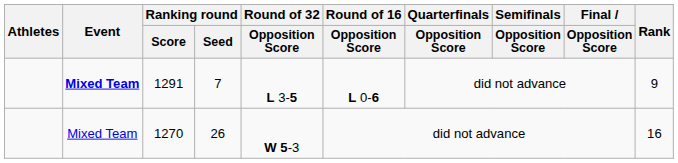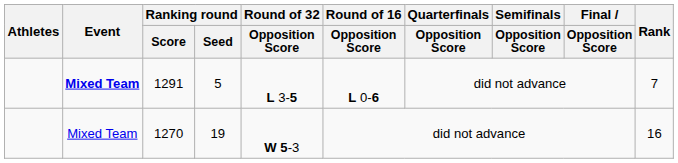(218, 84) 7 -> (218, 84) 5
(654, 84) 9 -> (654, 84) 7
(218, 133) 26 -> (218, 133) 19
